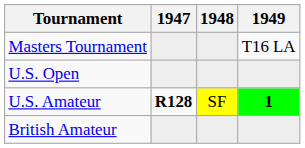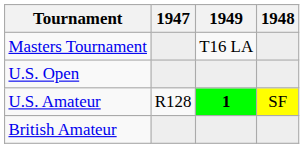columns swapped: (217, 18) <-> (269, 18)
(174, 102) bold -> (173, 102) normal
